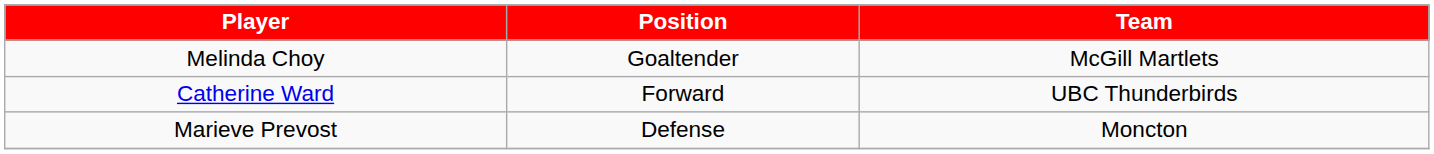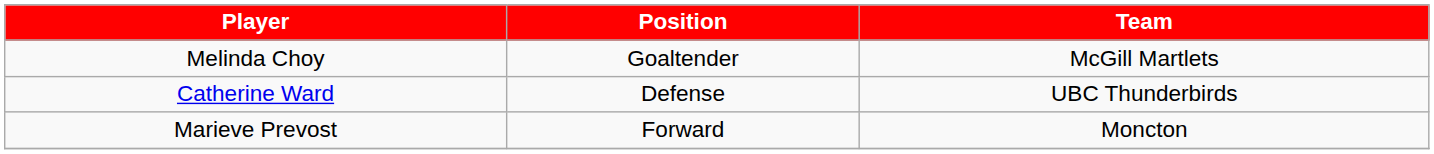(683, 93) Forward -> (683, 93) Defense
(683, 129) Defense -> (683, 129) Forward
